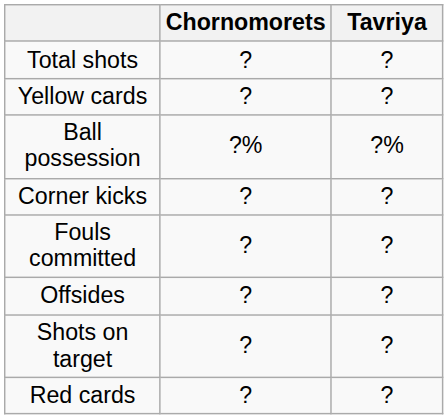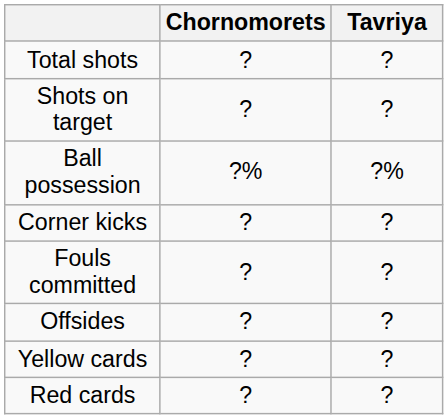rows swapped: (83, 345) <-> (83, 96)
